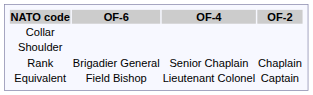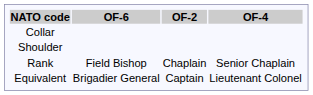columns swapped: (209, 17) <-> (280, 17)
(116, 63) Brigadier General -> (116, 63) Field Bishop
(116, 78) Field Bishop -> (116, 78) Brigadier General
